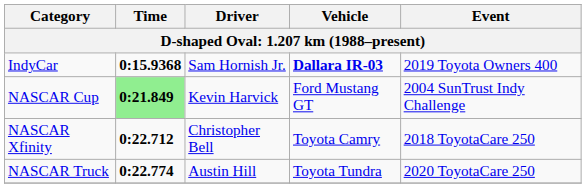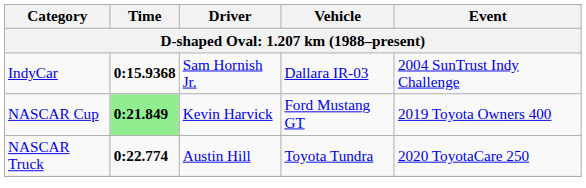(338, 64) bold -> (326, 73) normal
(480, 64) 2019 Toyota Owners 400 -> (458, 73) 2004 SunTrust Indy Challenge
(464, 97) 2004 SunTrust Indy Challenge -> (475, 114) 2019 Toyota Owners 400
- row: (39, 138)
